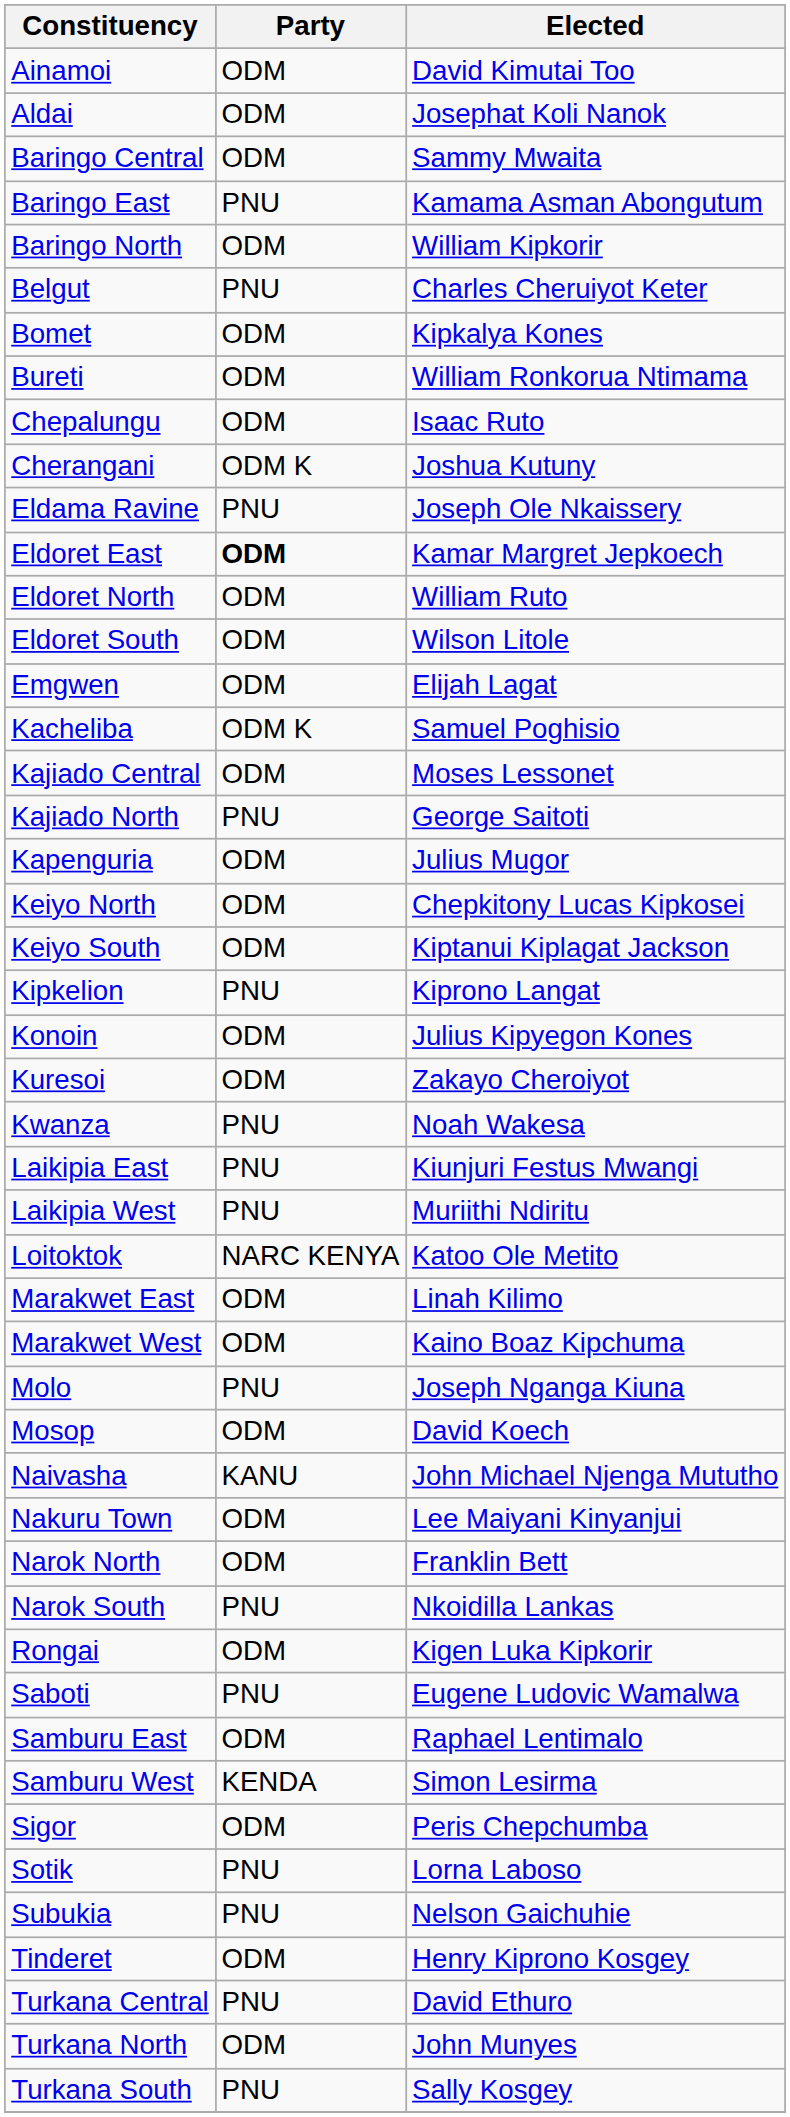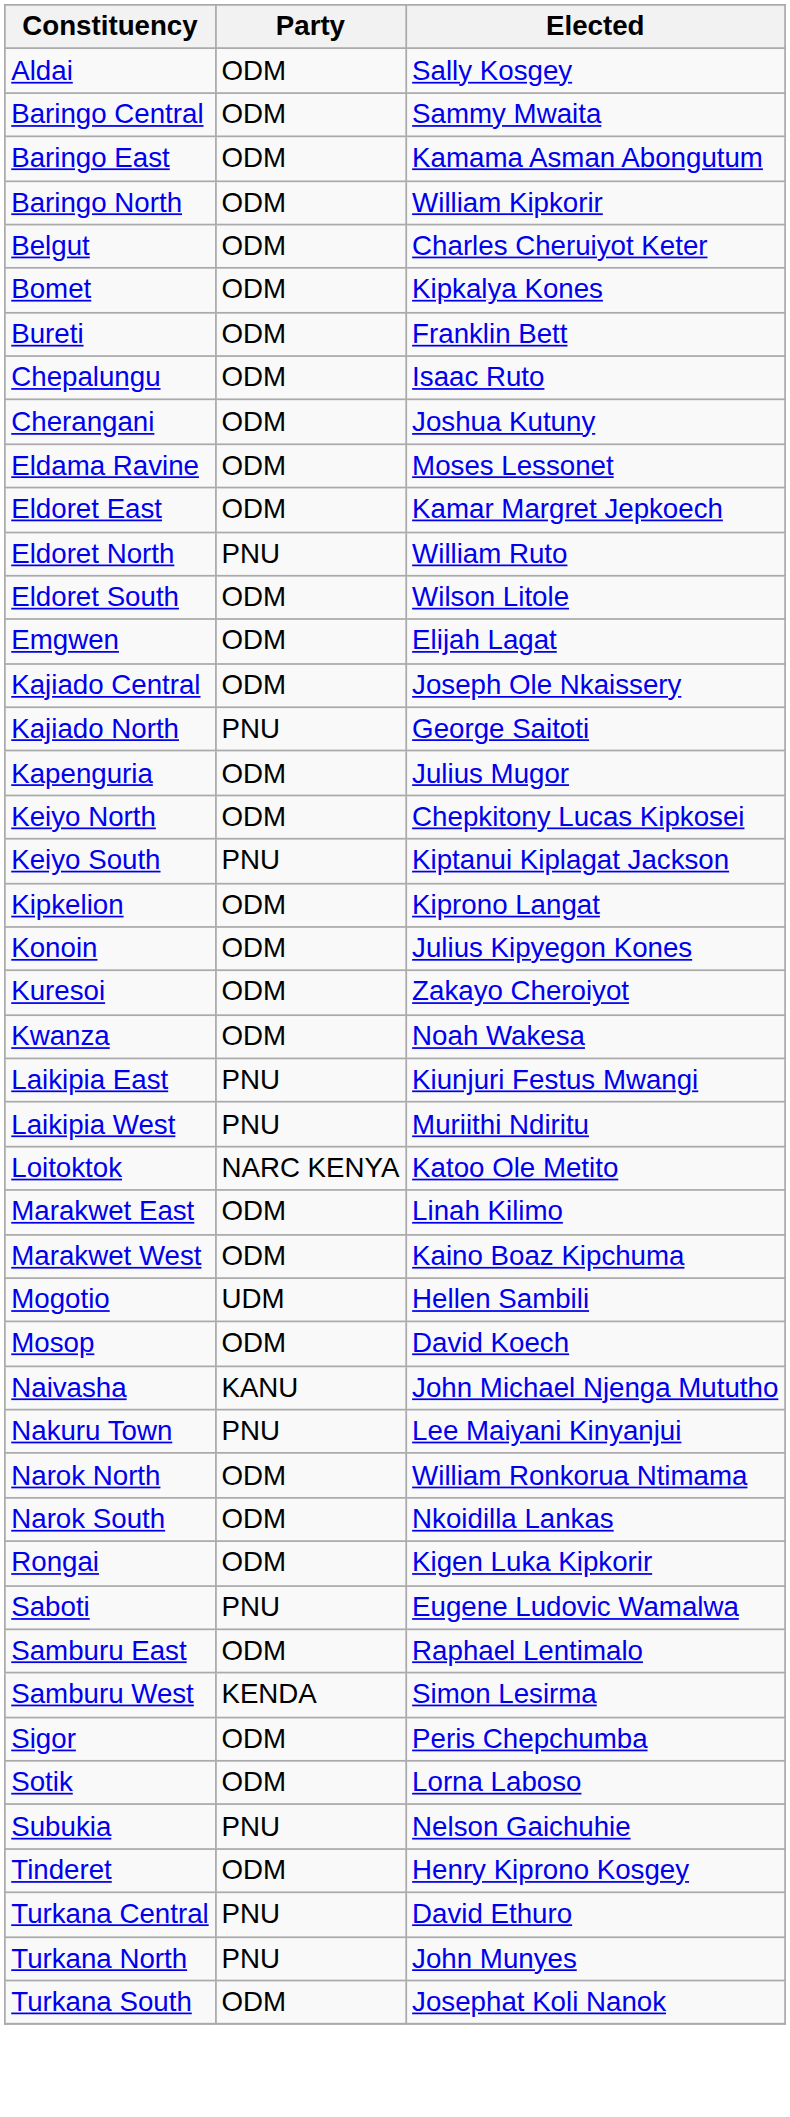- row: (61, 70)
(539, 114) Josephat Koli Nanok -> (492, 70) Sally Kosgey
(251, 202) PNU -> (254, 158) ODM
(251, 289) PNU -> (254, 245) ODM
(580, 377) William Ronkorua Ntimama -> (490, 333) Franklin Bett
(267, 465) ODM K -> (254, 421) ODM
(251, 509) PNU -> (254, 465) ODM
(547, 509) Joseph Ole Nkaissery -> (513, 465) Moses Lessonet
(254, 553) bold -> (254, 509) normal
(254, 597) ODM -> (251, 553) PNU
- row: (72, 728)
(513, 772) Moses Lessonet -> (547, 684) Joseph Ole Nkaissery
(254, 948) ODM -> (251, 860) PNU
(251, 992) PNU -> (254, 904) ODM
(251, 1123) PNU -> (254, 1036) ODM
+ row: (60, 1299)
- row: (41, 1387)
(254, 1519) ODM -> (251, 1431) PNU
(490, 1562) Franklin Bett -> (580, 1475) William Ronkorua Ntimama
(251, 1606) PNU -> (254, 1519) ODM
(251, 1870) PNU -> (254, 1782) ODM
(254, 2045) ODM -> (251, 1957) PNU
(251, 2089) PNU -> (254, 2001) ODM
(492, 2089) Sally Kosgey -> (539, 2001) Josephat Koli Nanok
